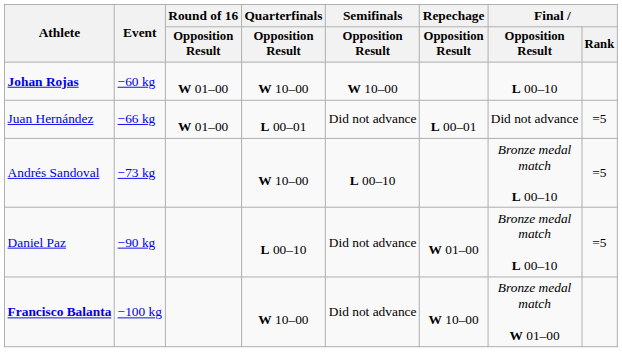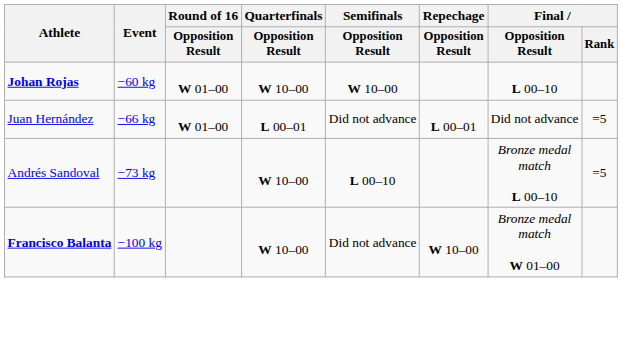- row: (37, 242)
